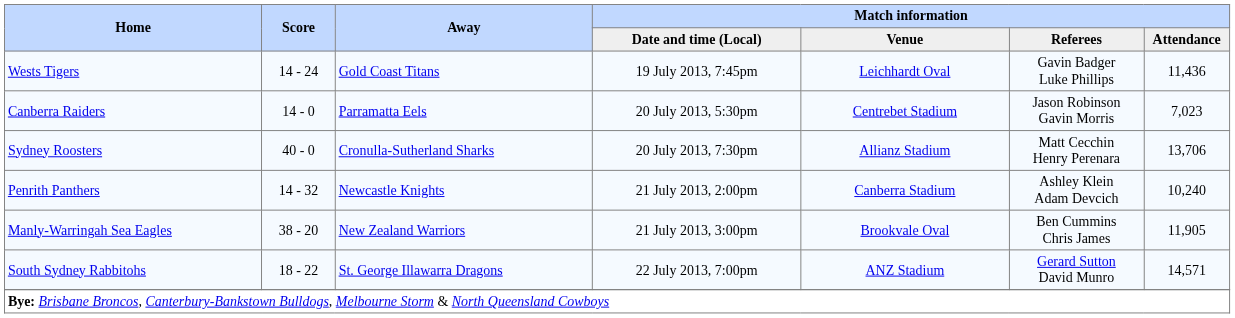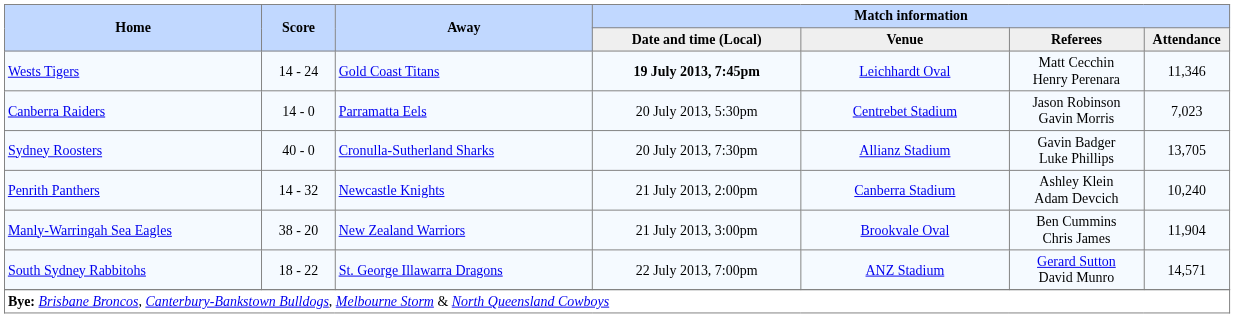(697, 70) normal -> (697, 70) bold
(1076, 70) Gavin Badger Luke Phillips -> (1076, 70) Matt Cecchin Henry Perenara
(1187, 70) 11,436 -> (1187, 70) 11,346
(1076, 150) Matt Cecchin Henry Perenara -> (1076, 150) Gavin Badger Luke Phillips
(1187, 150) 13,706 -> (1187, 150) 13,705
(1187, 230) 11,905 -> (1187, 230) 11,904
